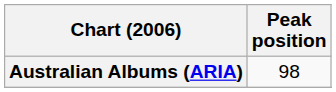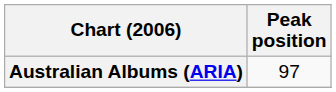(289, 71) 98 -> (289, 71) 97
